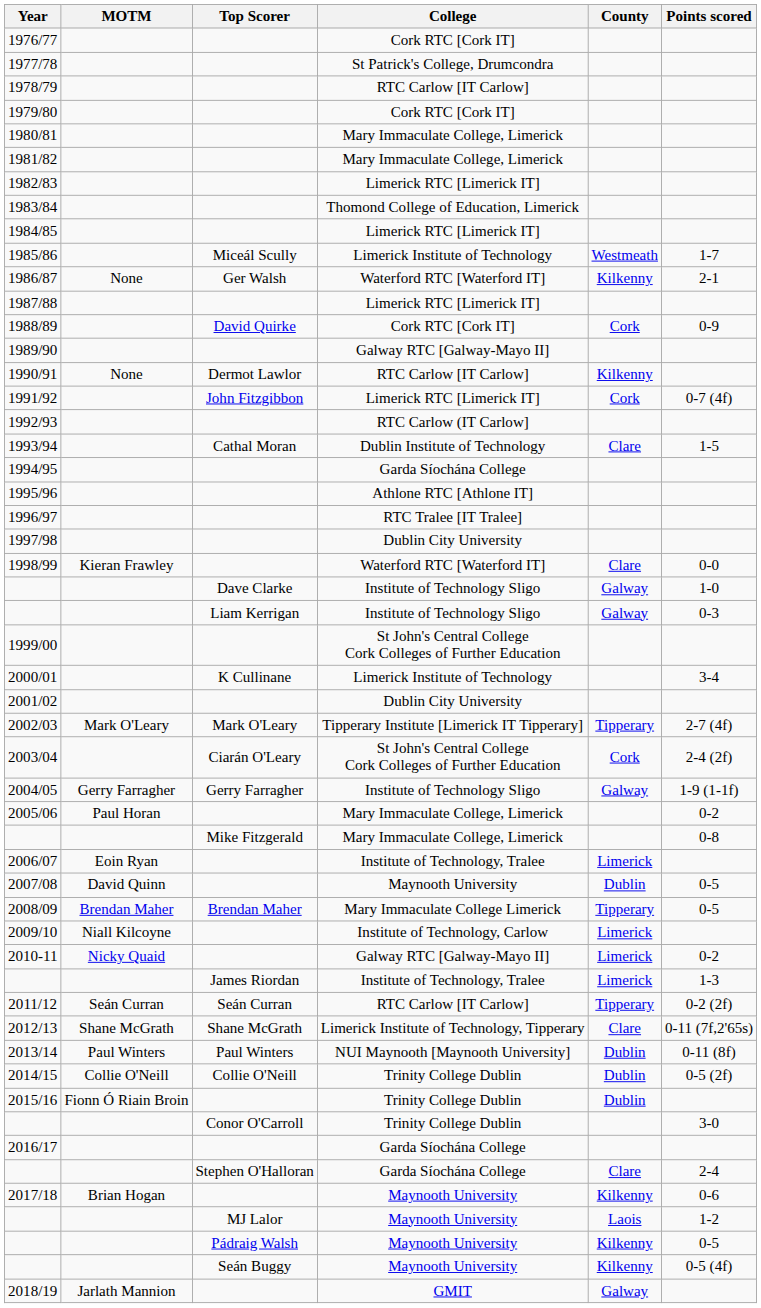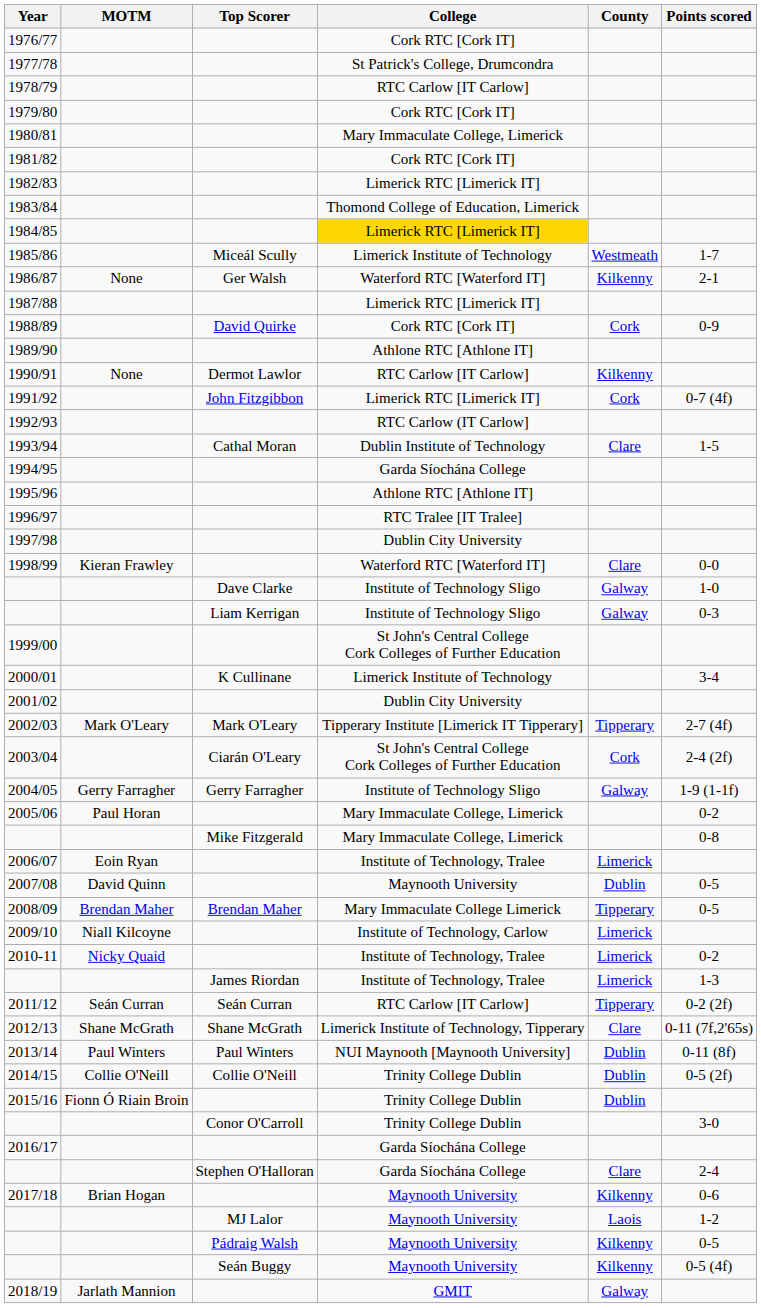(453, 159) Mary Immaculate College, Limerick -> (453, 159) Cork RTC [Cork IT]
(453, 231) no background -> (453, 231) gold background
(453, 350) Galway RTC [Galway-Mayo II] -> (453, 350) Athlone RTC [Athlone IT]
(453, 956) Galway RTC [Galway-Mayo II] -> (453, 956) Institute of Technology, Tralee
